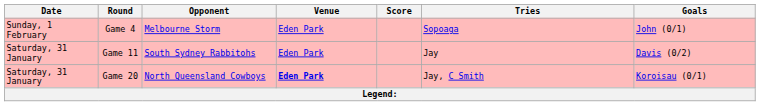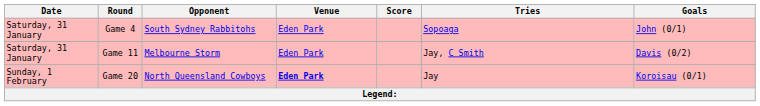(29, 29) Sunday, 1 February -> (37, 29) Saturday, 31 January
(182, 29) Melbourne Storm -> (200, 29) South Sydney Rabbitohs
(200, 53) South Sydney Rabbitohs -> (182, 53) Melbourne Storm
(431, 53) Jay -> (454, 53) Jay, C Smith
(37, 76) Saturday, 31 January -> (29, 76) Sunday, 1 February
(454, 76) Jay, C Smith -> (431, 76) Jay
